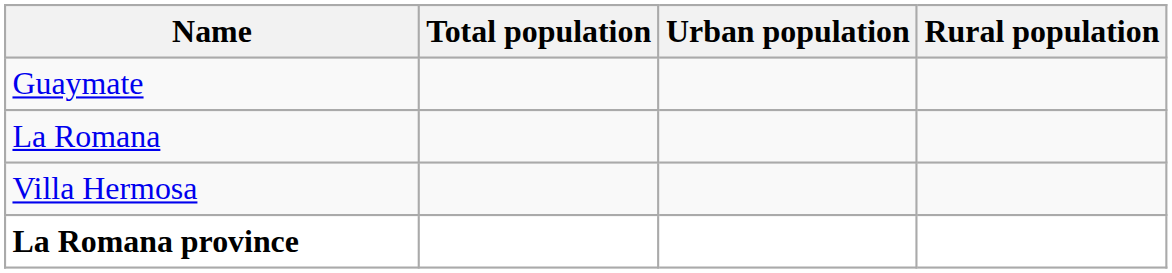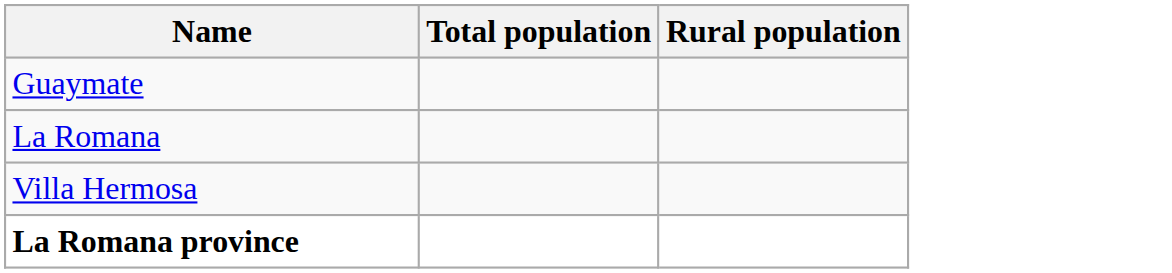- column: (788, 31)
